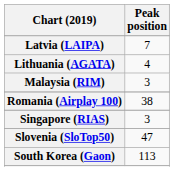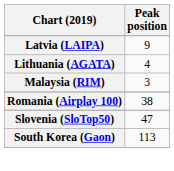(147, 45) 7 -> (147, 45) 9
- row: (64, 119)
